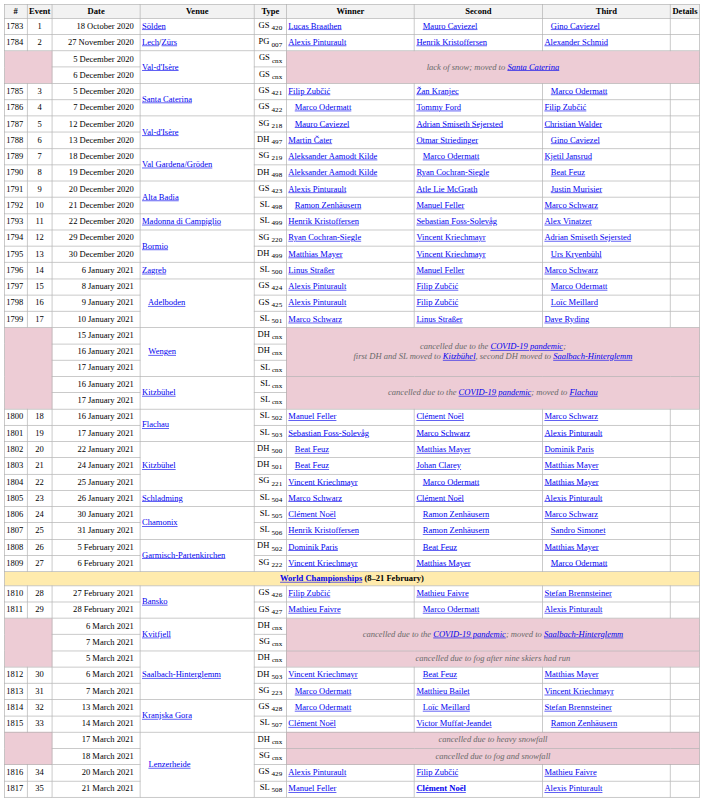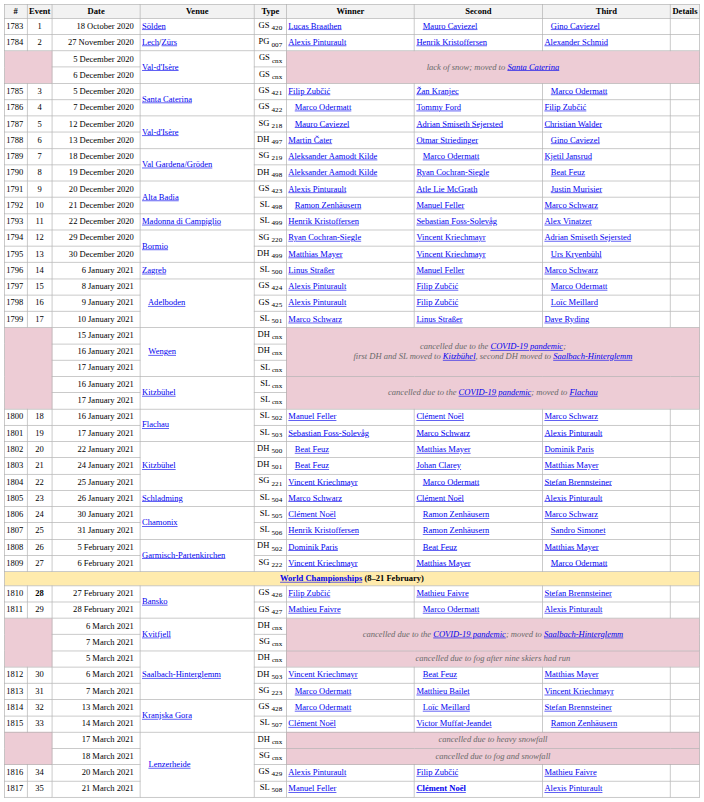(572, 482) Matthias Mayer -> (578, 482) Stefan Brennsteiner
(40, 593) normal -> (40, 593) bold
